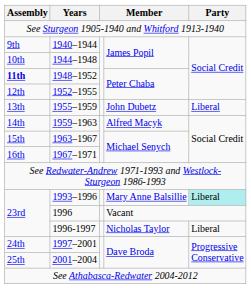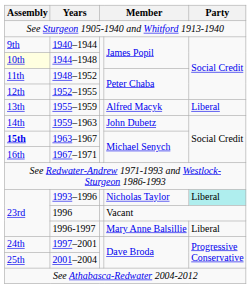(16, 60) no background -> (16, 60) lightyellow background
(16, 76) bold -> (16, 76) normal
(131, 107) John Dubetz -> (134, 107) Alfred Macyk
(134, 123) Alfred Macyk -> (131, 123) John Dubetz
(16, 139) normal -> (16, 139) bold
(146, 197) Mary Anne Balsillie -> (138, 197) Nicholas Taylor
(138, 228) Nicholas Taylor -> (146, 228) Mary Anne Balsillie
